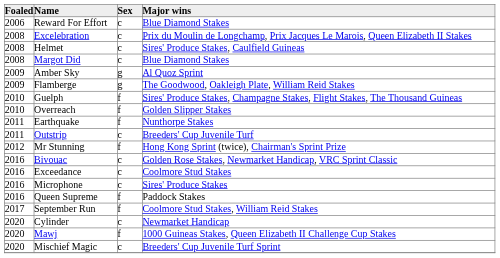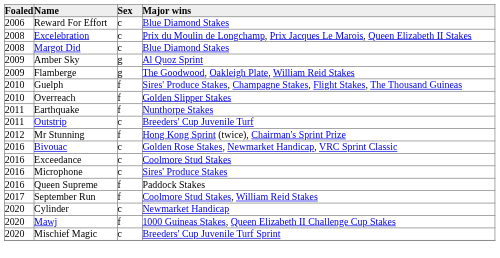- row: (49, 47)
